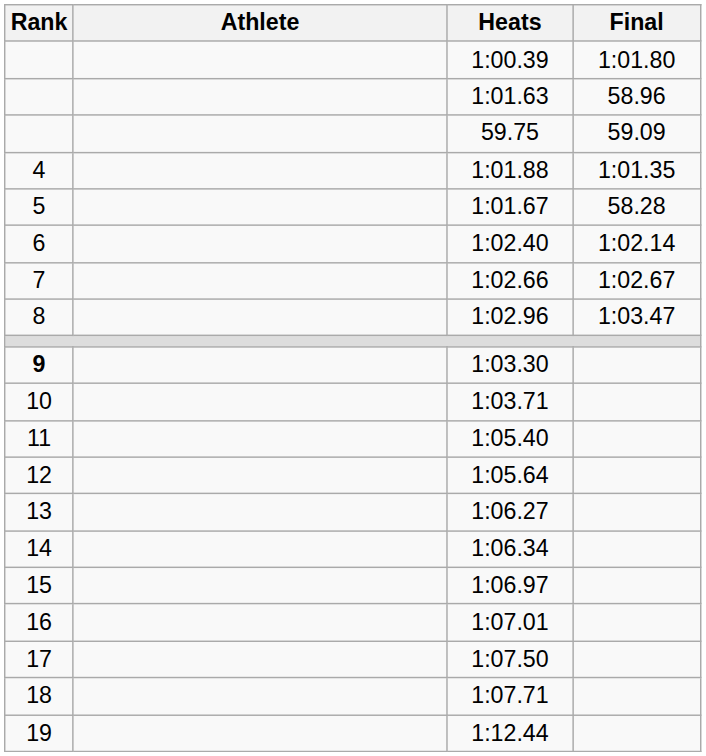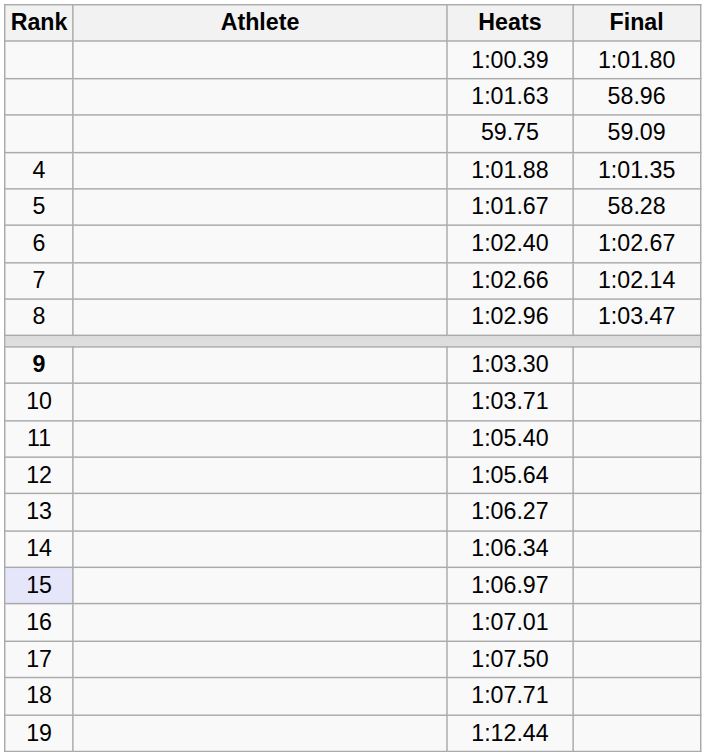(637, 243) 1:02.14 -> (637, 243) 1:02.67
(637, 280) 1:02.67 -> (637, 280) 1:02.14
(39, 585) no background -> (39, 585) lavender background
